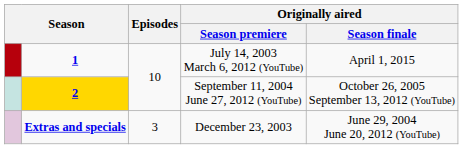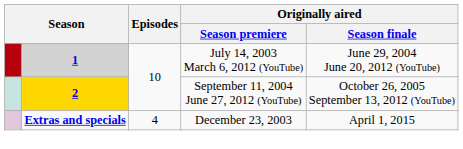(75, 60) no background -> (75, 60) lightgrey background
(382, 60) April 1, 2015 -> (382, 60) June 29, 2004 June 20, 2012 (YouTube)
(155, 127) 3 -> (155, 120) 4
(382, 127) June 29, 2004 June 20, 2012 (YouTube) -> (382, 120) April 1, 2015
